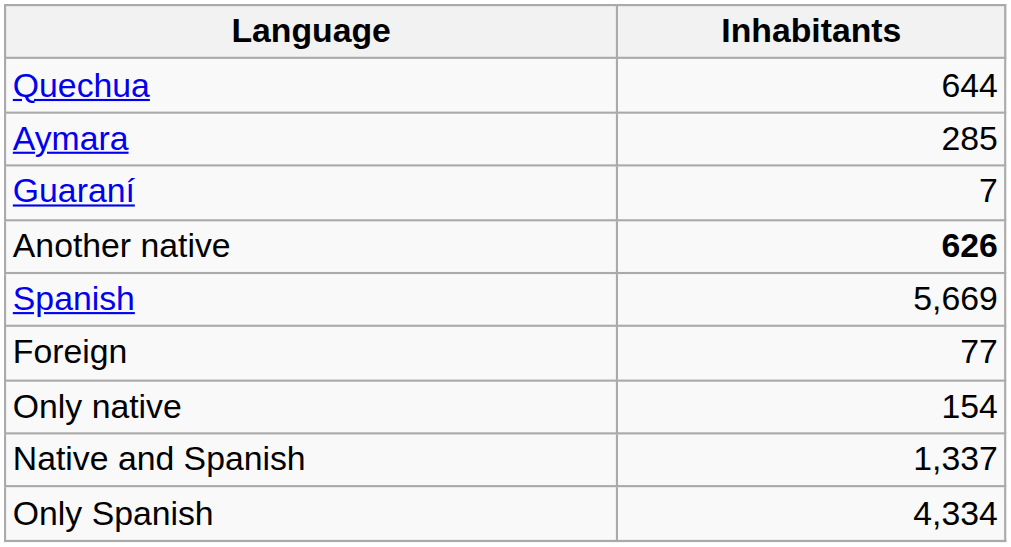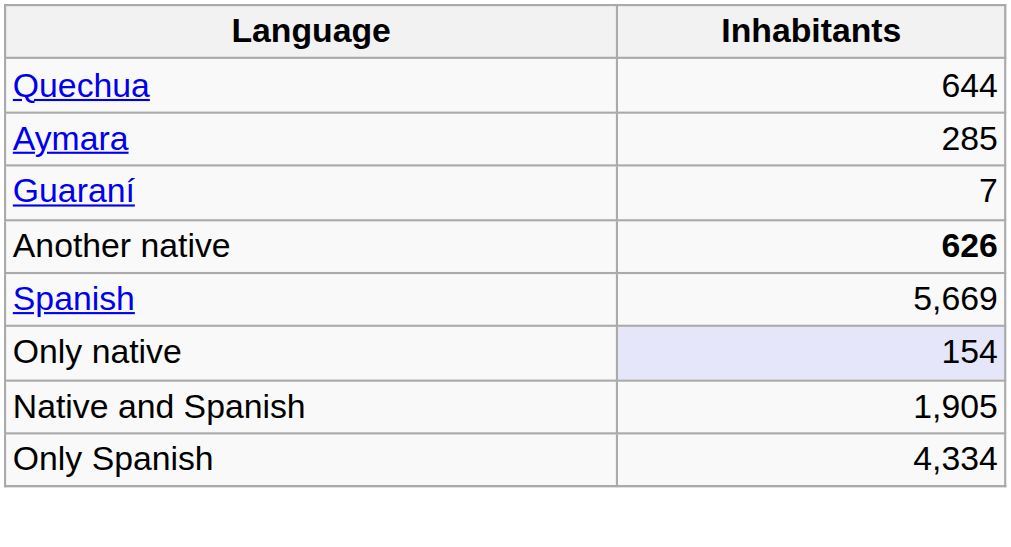- row: (70, 352)
(970, 406) no background -> (970, 352) lavender background
(956, 459) 1,337 -> (956, 406) 1,905
